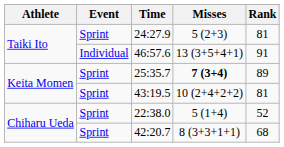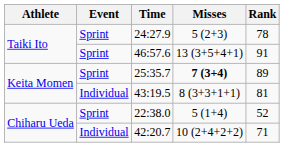(262, 34) 81 -> (262, 34) 78
(104, 54) Individual -> (94, 54) Sprint
(94, 93) Sprint -> (104, 93) Individual
(209, 93) 10 (2+4+2+2) -> (209, 93) 8 (3+3+1+1)
(94, 133) Sprint -> (104, 133) Individual
(209, 133) 8 (3+3+1+1) -> (209, 133) 10 (2+4+2+2)
(262, 133) 68 -> (262, 133) 71
